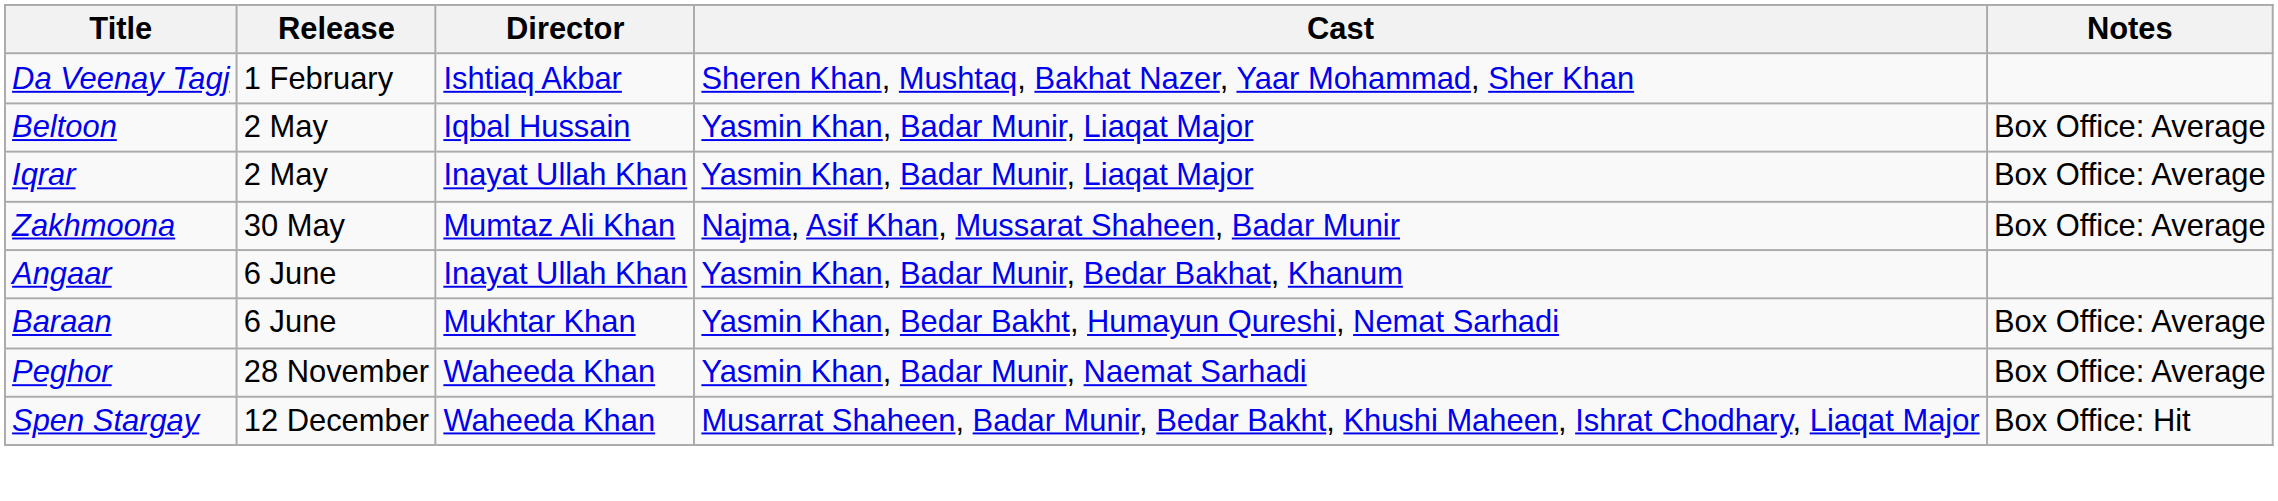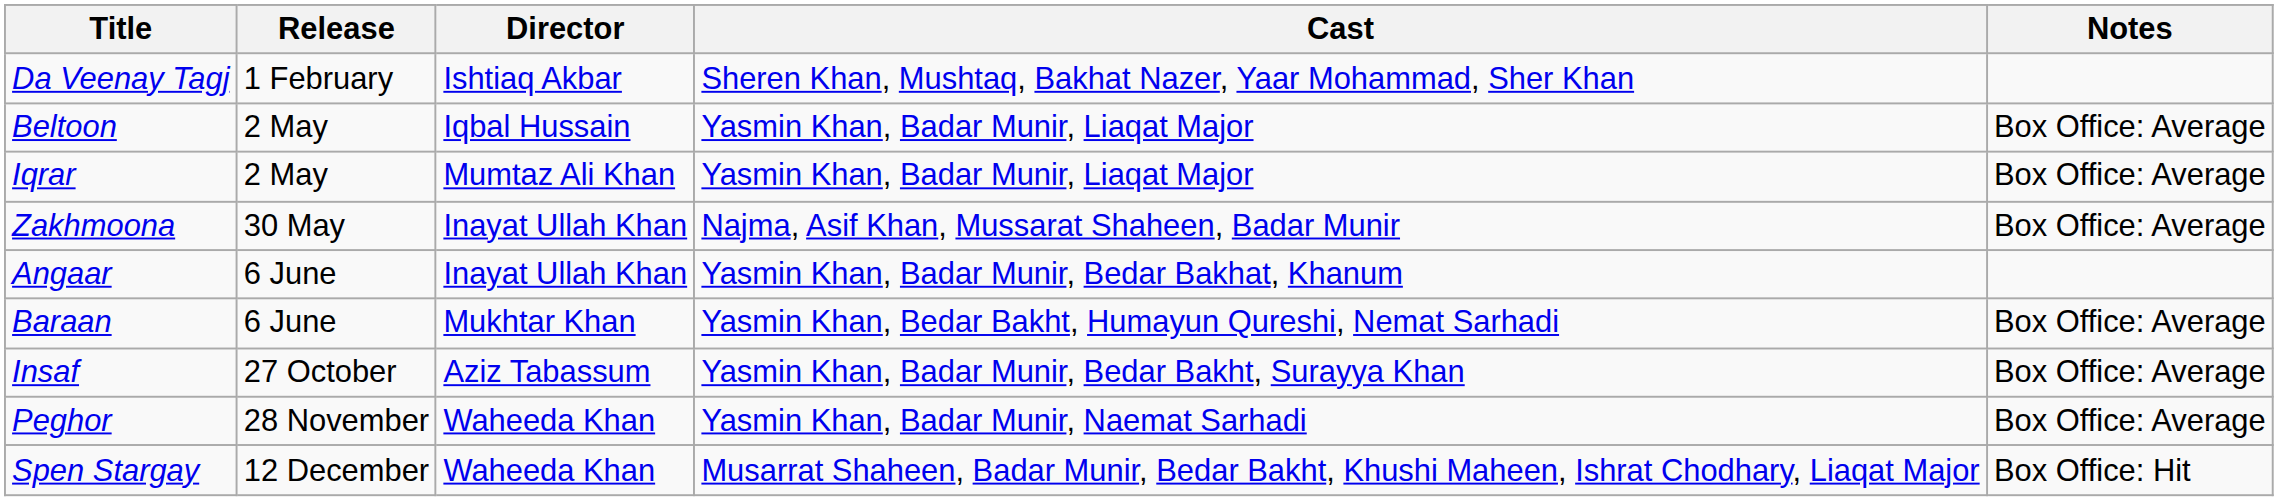(565, 175) Inayat Ullah Khan -> (559, 175) Mumtaz Ali Khan
(559, 224) Mumtaz Ali Khan -> (565, 224) Inayat Ullah Khan
+ row: (46, 371)
